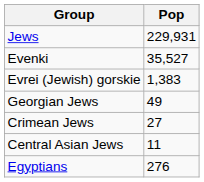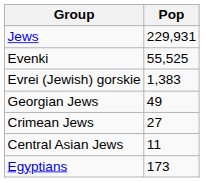(168, 58) 35,527 -> (168, 58) 55,525
(158, 166) 276 -> (158, 166) 173
